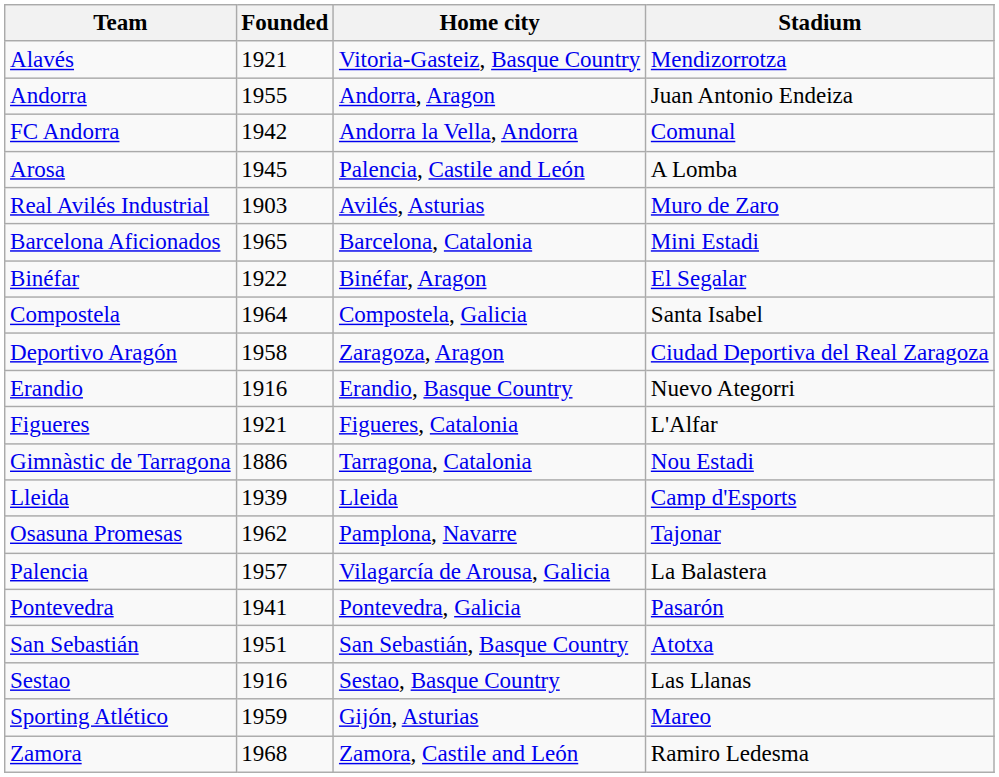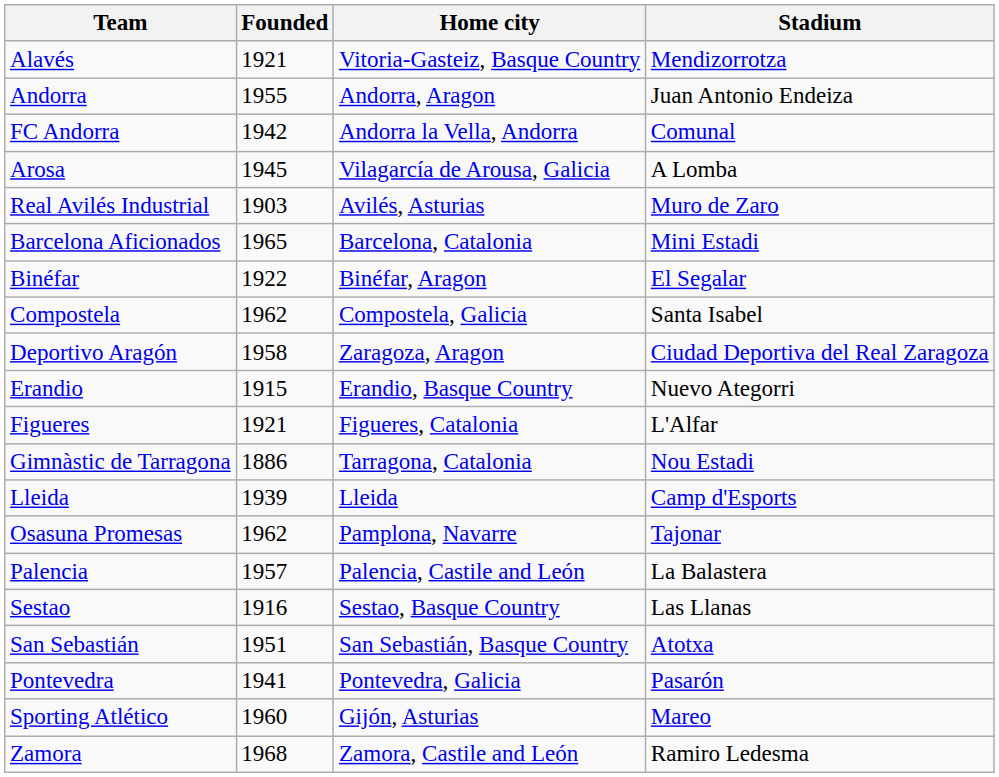(462, 168) Palencia, Castile and León -> (475, 168) Vilagarcía de Arousa, Galicia
(264, 315) 1964 -> (264, 315) 1962
(264, 388) 1916 -> (264, 388) 1915
(475, 570) Vilagarcía de Arousa, Galicia -> (462, 570) Palencia, Castile and León
rows swapped: (62, 607) <-> (40, 680)
(264, 717) 1959 -> (264, 717) 1960
